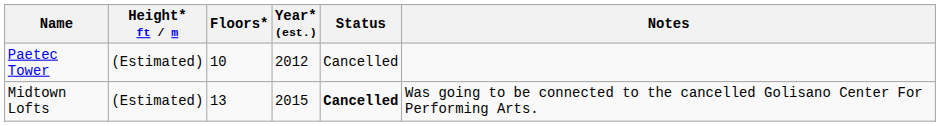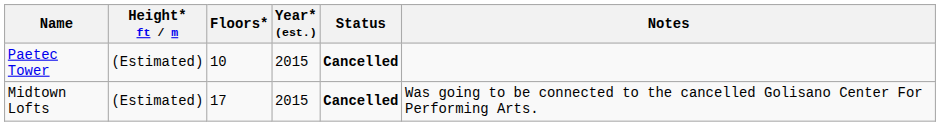(292, 63) 2012 -> (292, 63) 2015
(361, 63) normal -> (361, 63) bold
(218, 101) 13 -> (218, 101) 17
